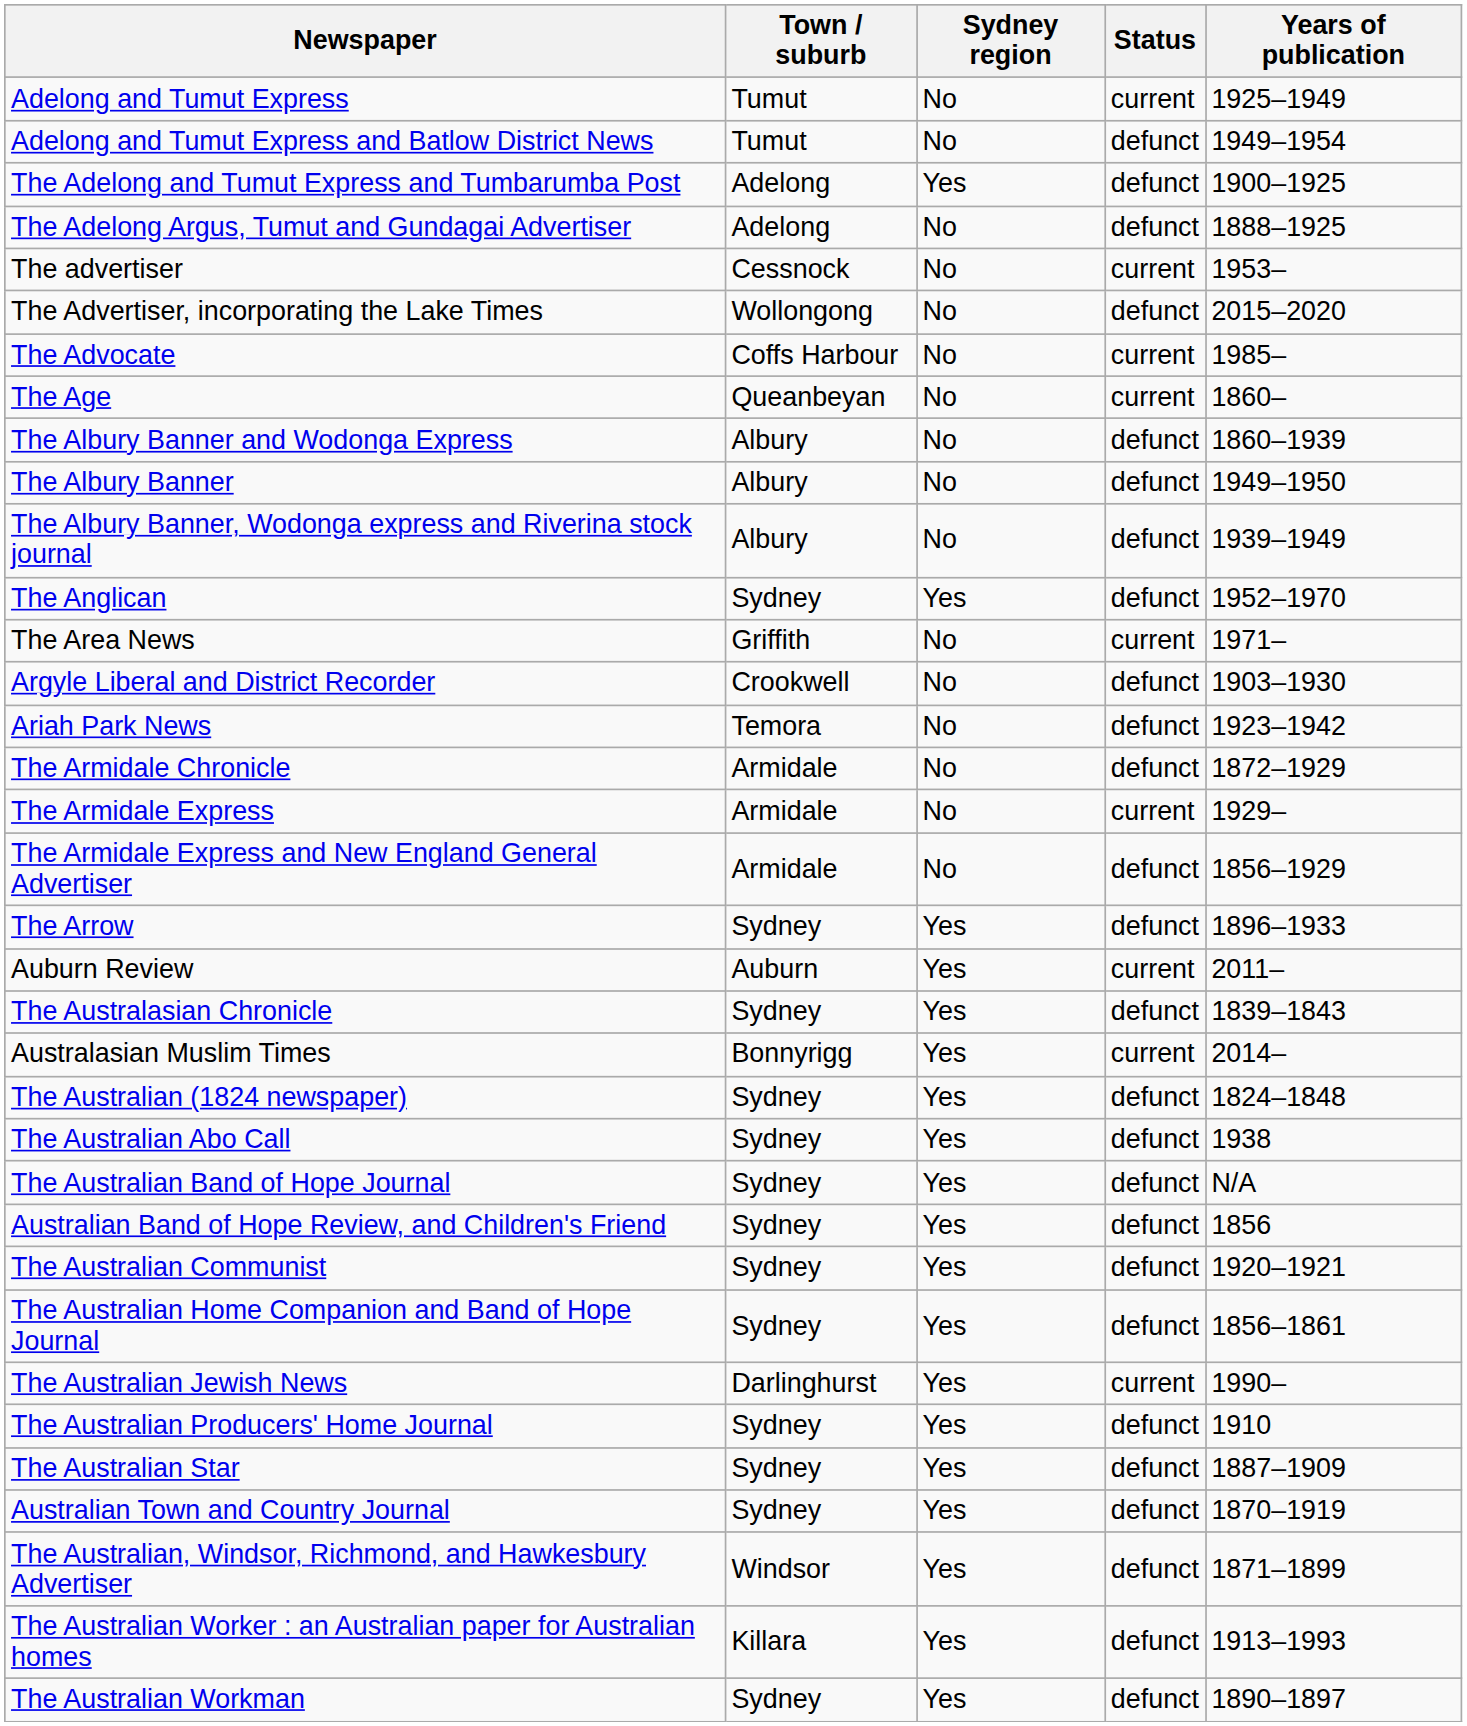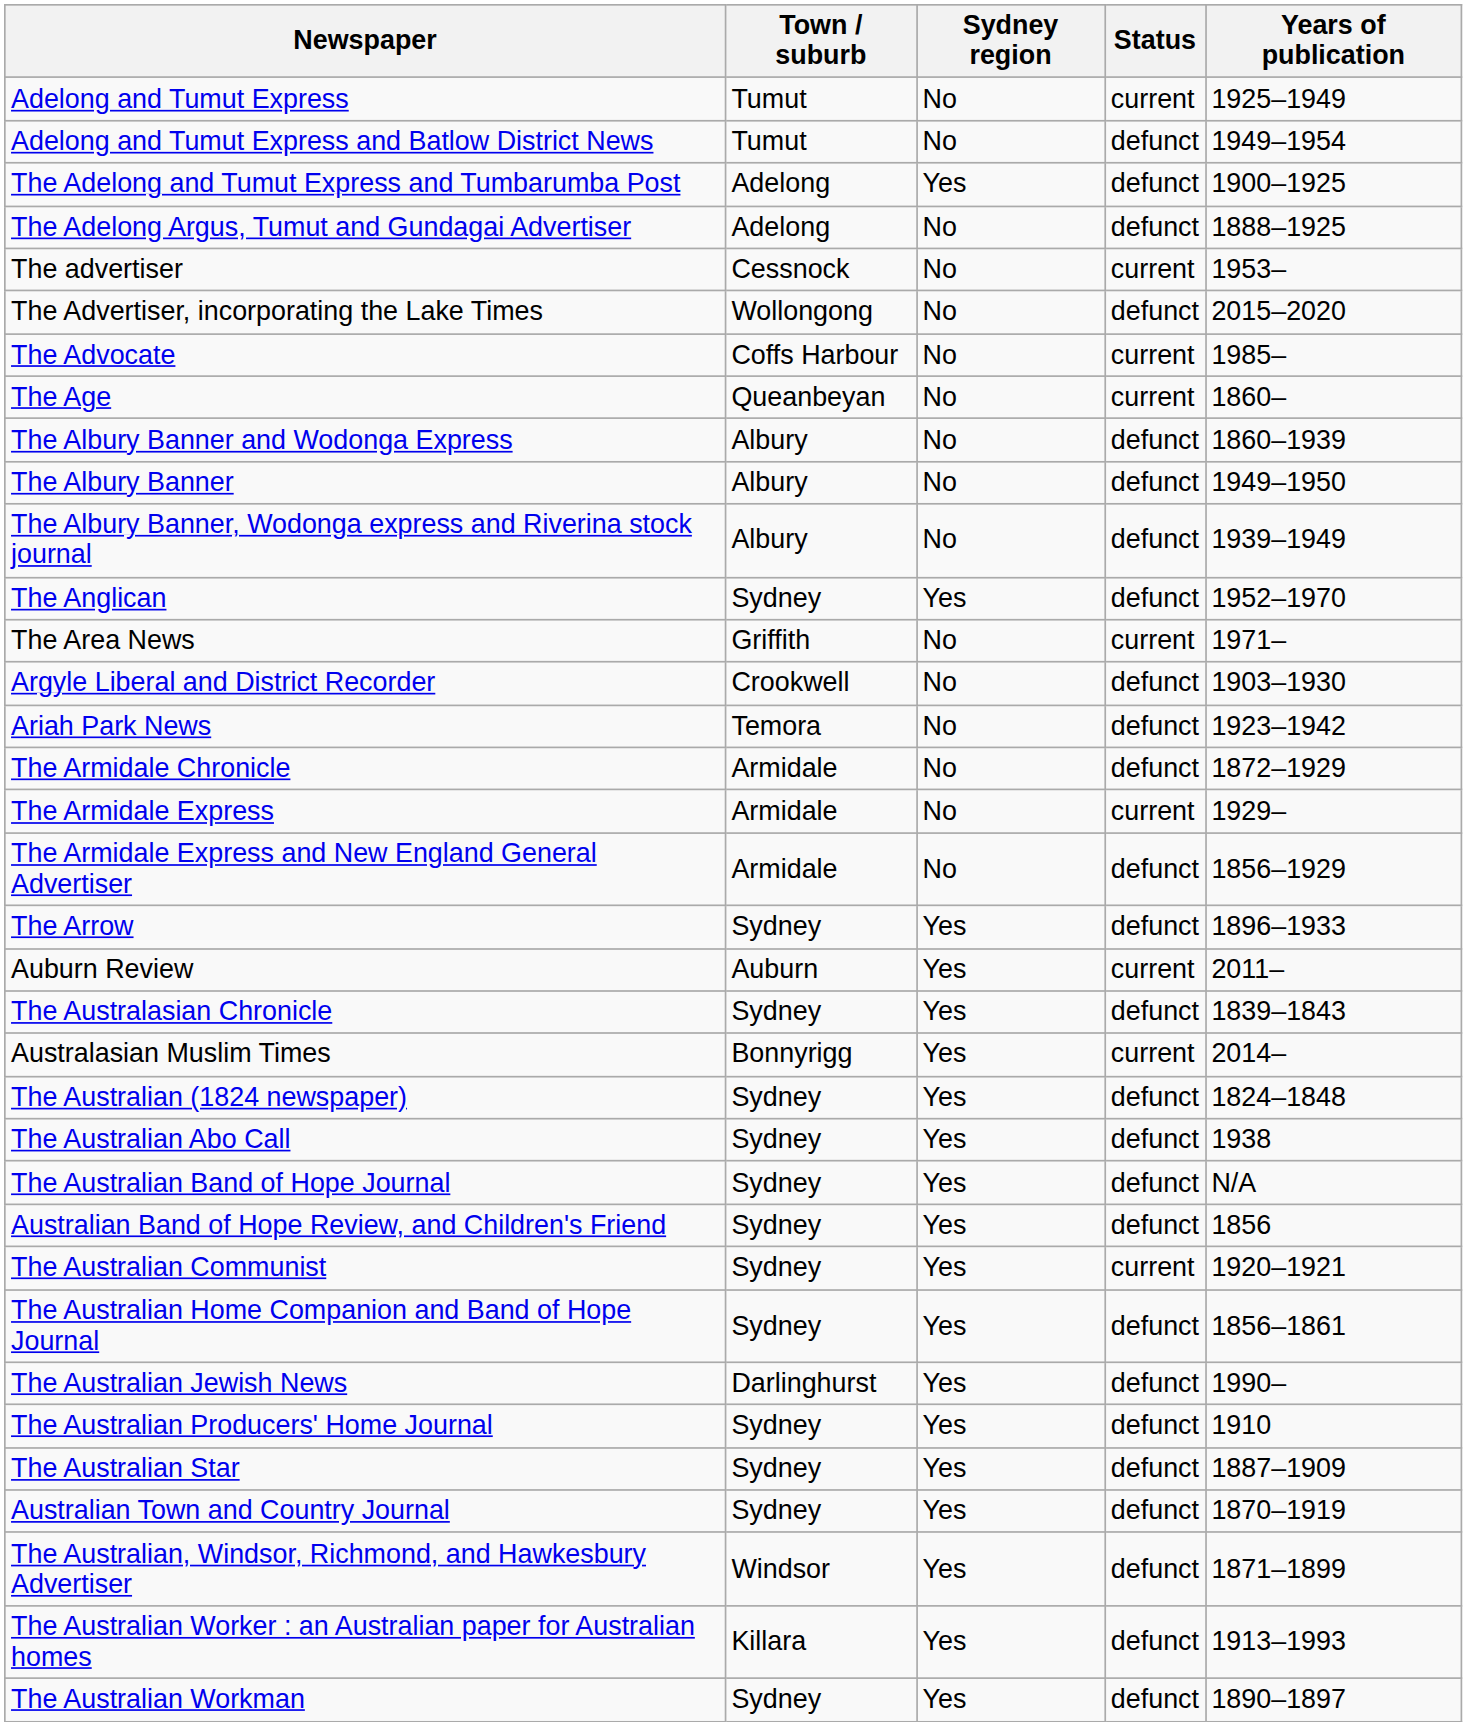(1155, 1267) defunct -> (1153, 1267) current
(1153, 1383) current -> (1155, 1383) defunct
